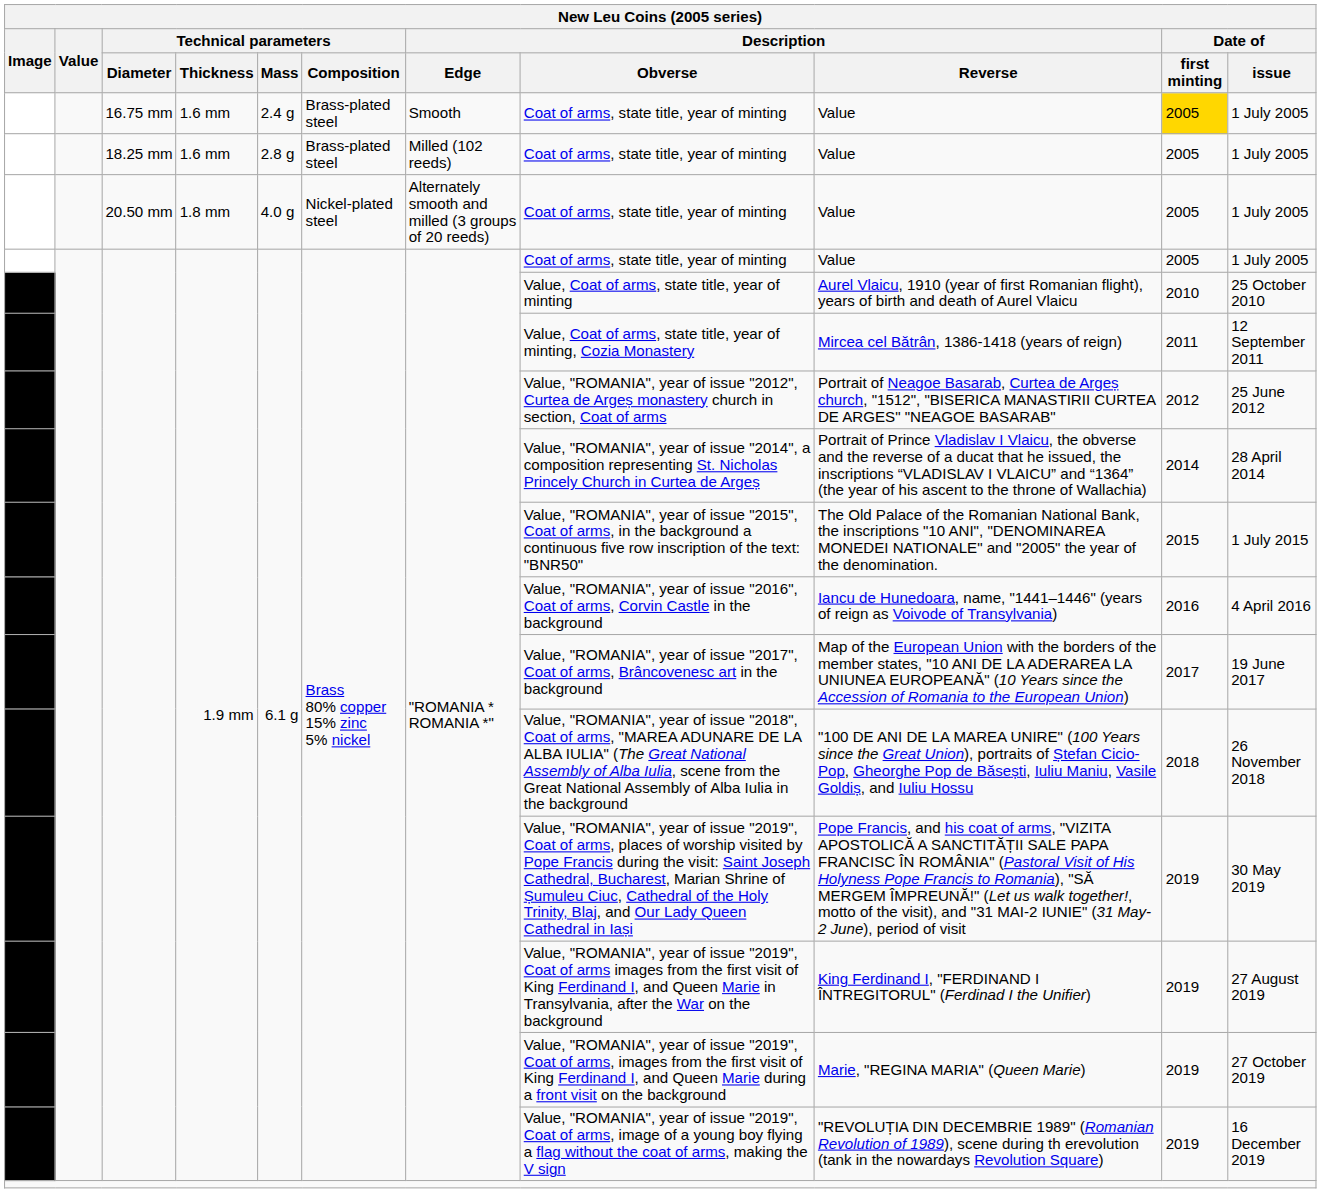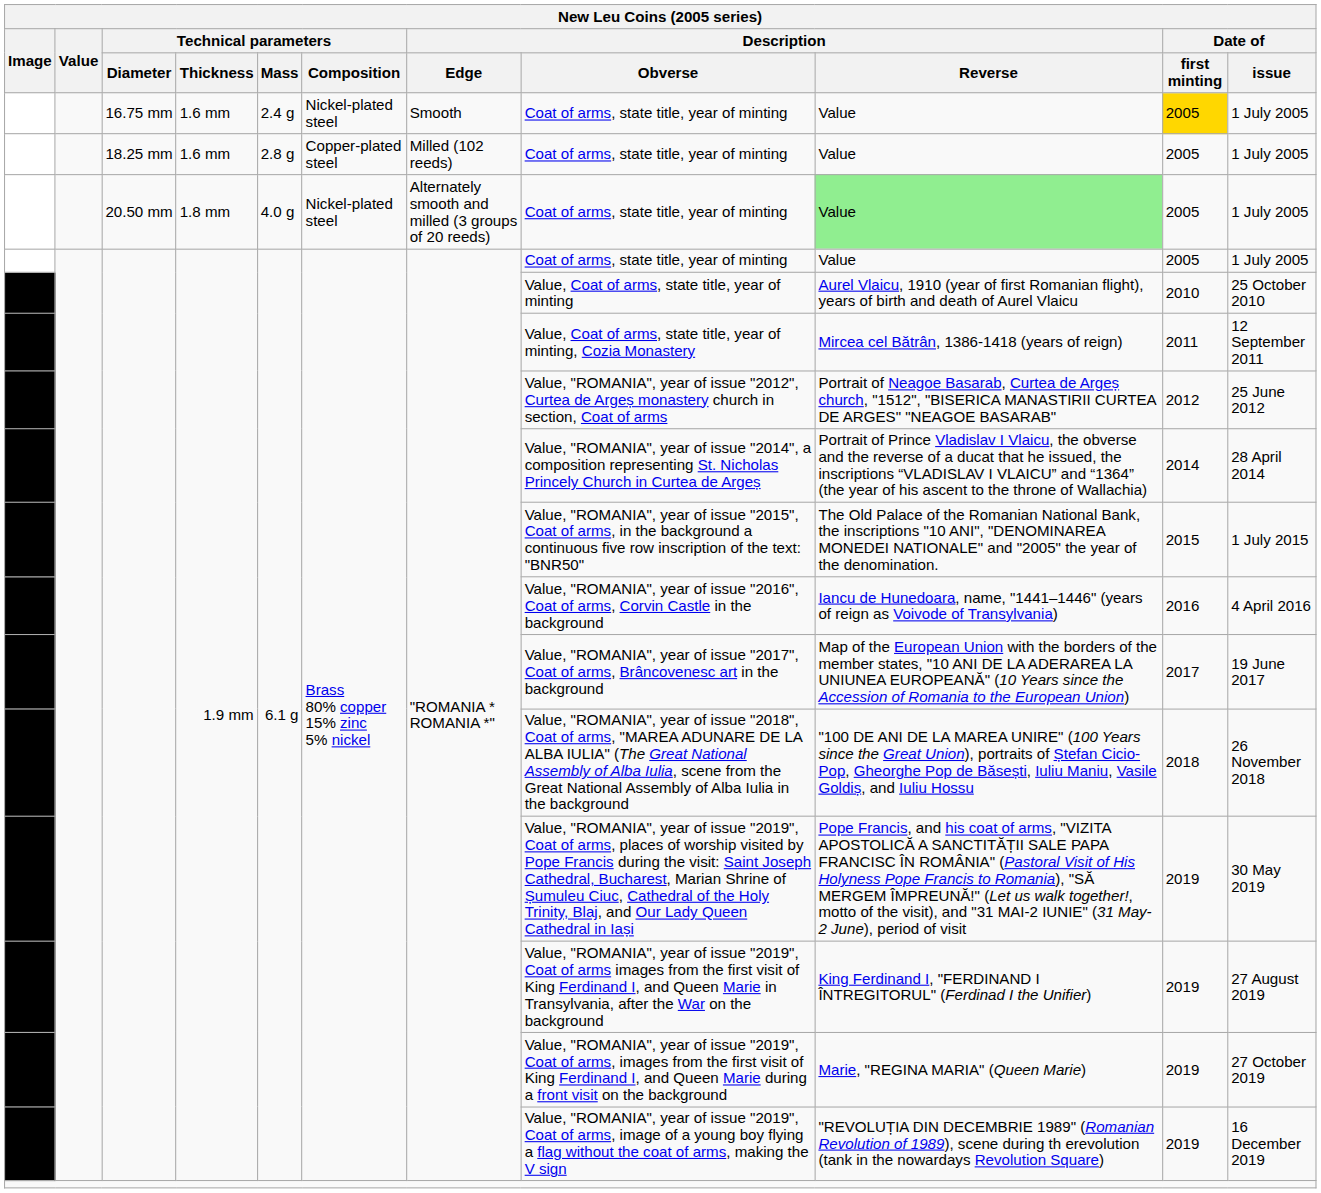(348, 114) Brass-plated steel -> (349, 114) Nickel-plated steel
(348, 154) Brass-plated steel -> (353, 154) Copper-plated steel
(837, 212) no background -> (837, 212) lightgreen background
